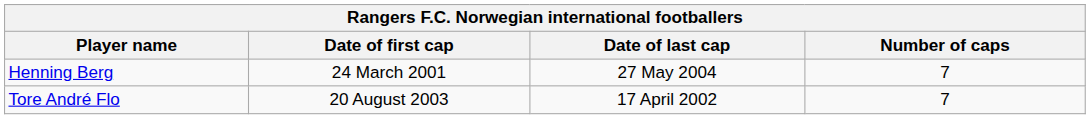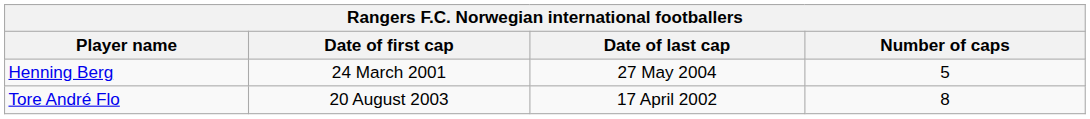(945, 72) 7 -> (945, 72) 5
(945, 99) 7 -> (945, 99) 8
